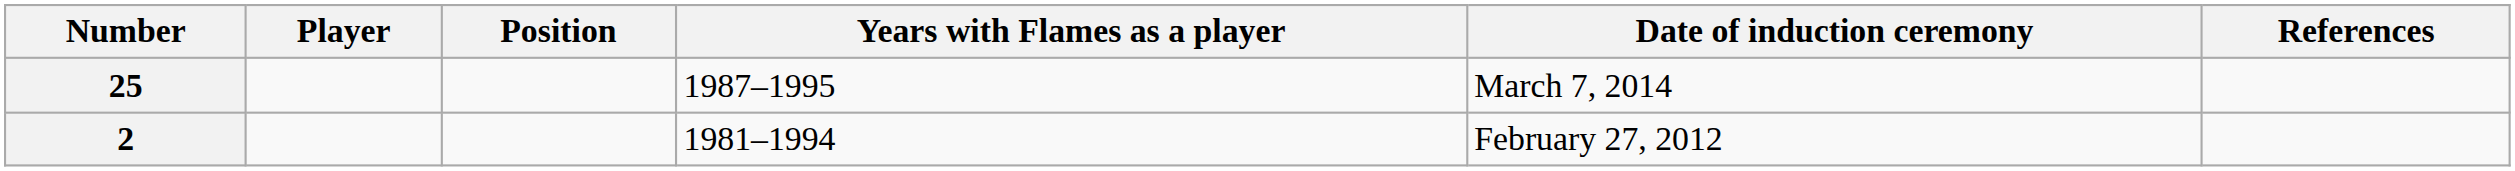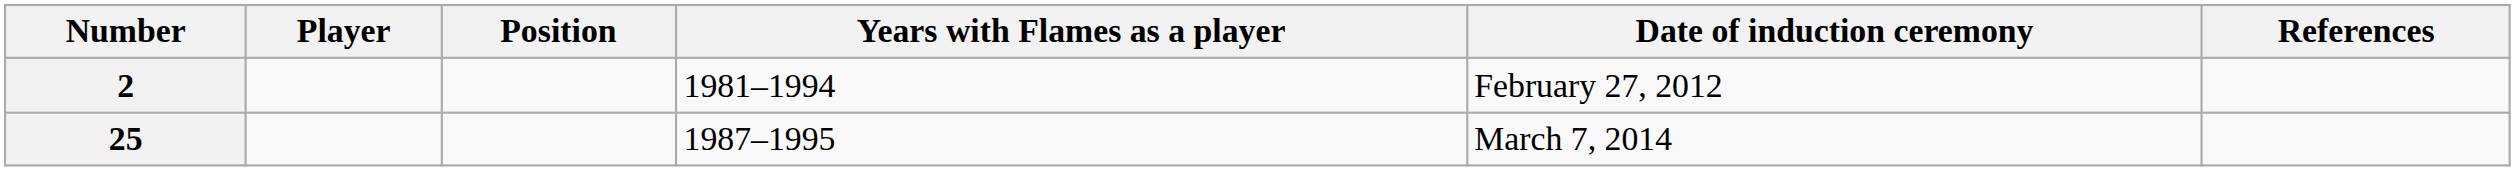rows swapped: (126, 138) <-> (126, 84)
